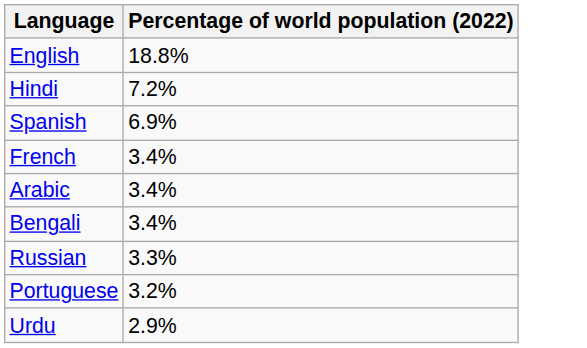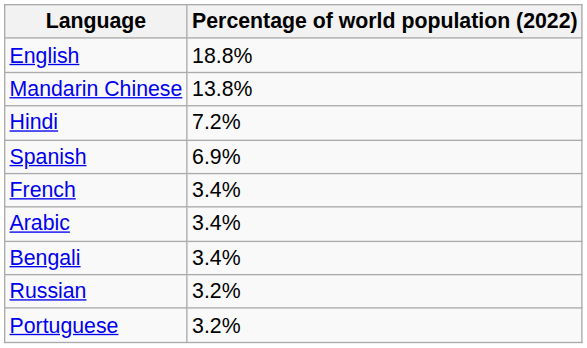+ row: (96, 88)
(152, 257) 3.3% -> (216, 291) 3.2%
- row: (33, 325)
